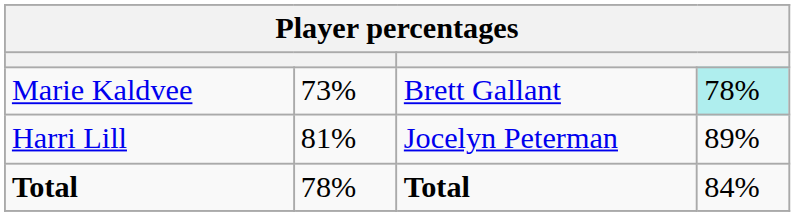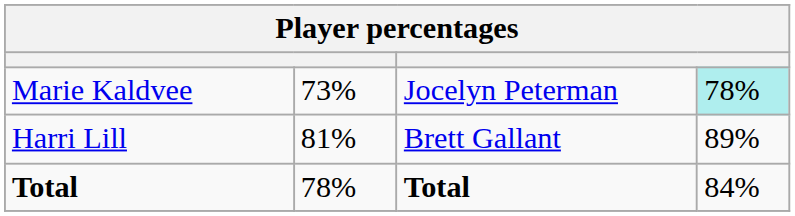(482, 90) Brett Gallant -> (511, 90) Jocelyn Peterman
(511, 138) Jocelyn Peterman -> (482, 138) Brett Gallant
